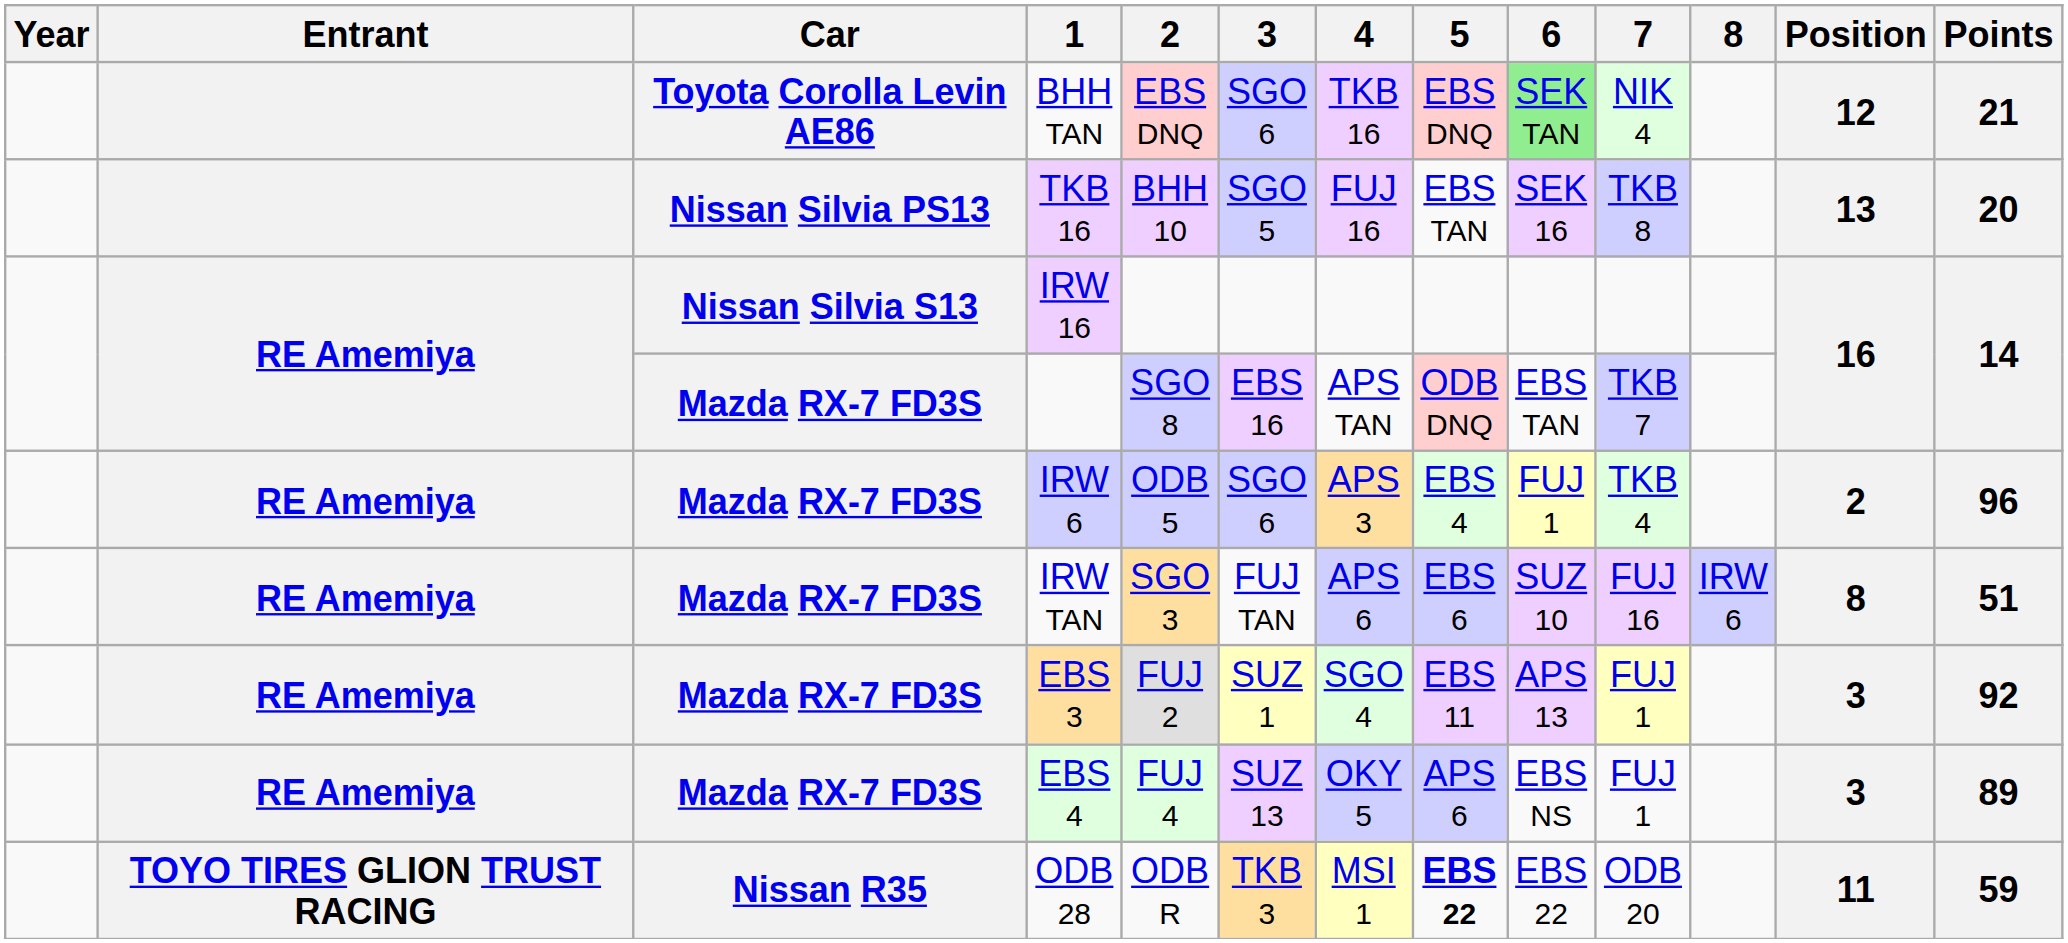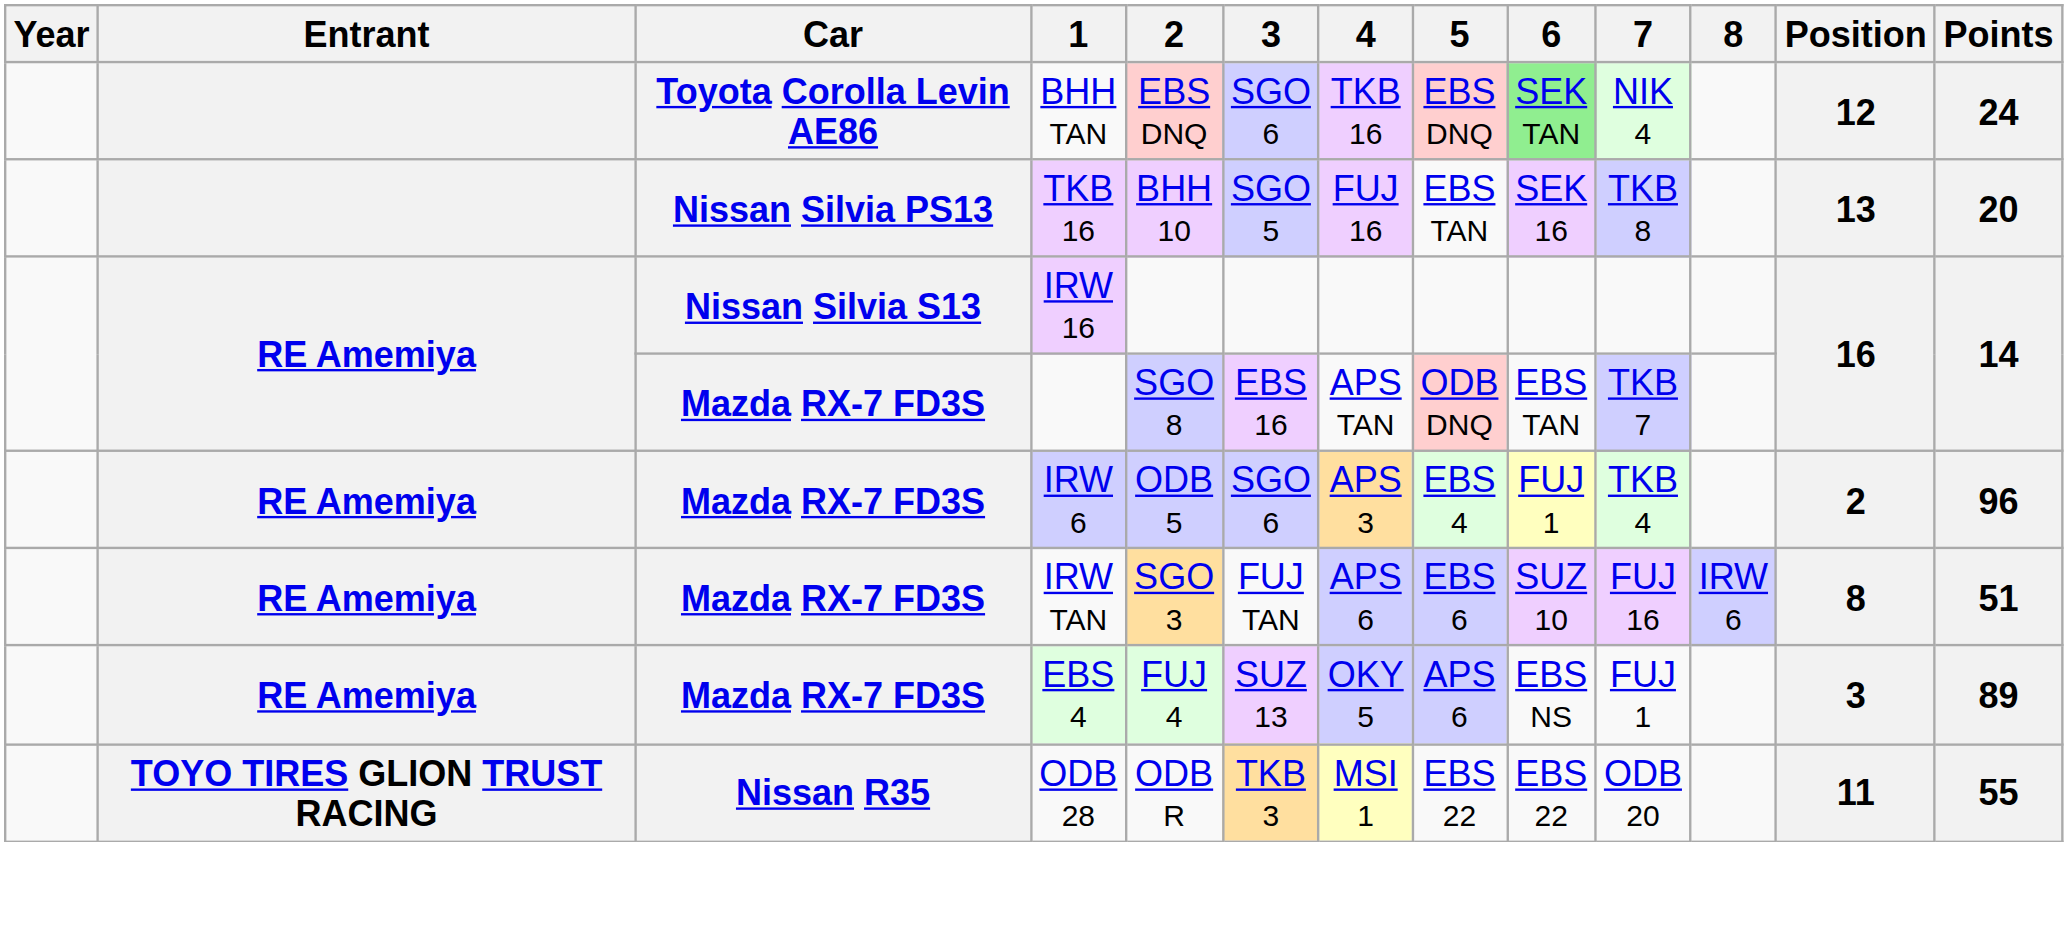(1999, 111) 21 -> (1999, 111) 24
- row: (1074, 695)
(1459, 890) bold -> (1459, 792) normal
(1999, 890) 59 -> (1999, 792) 55
